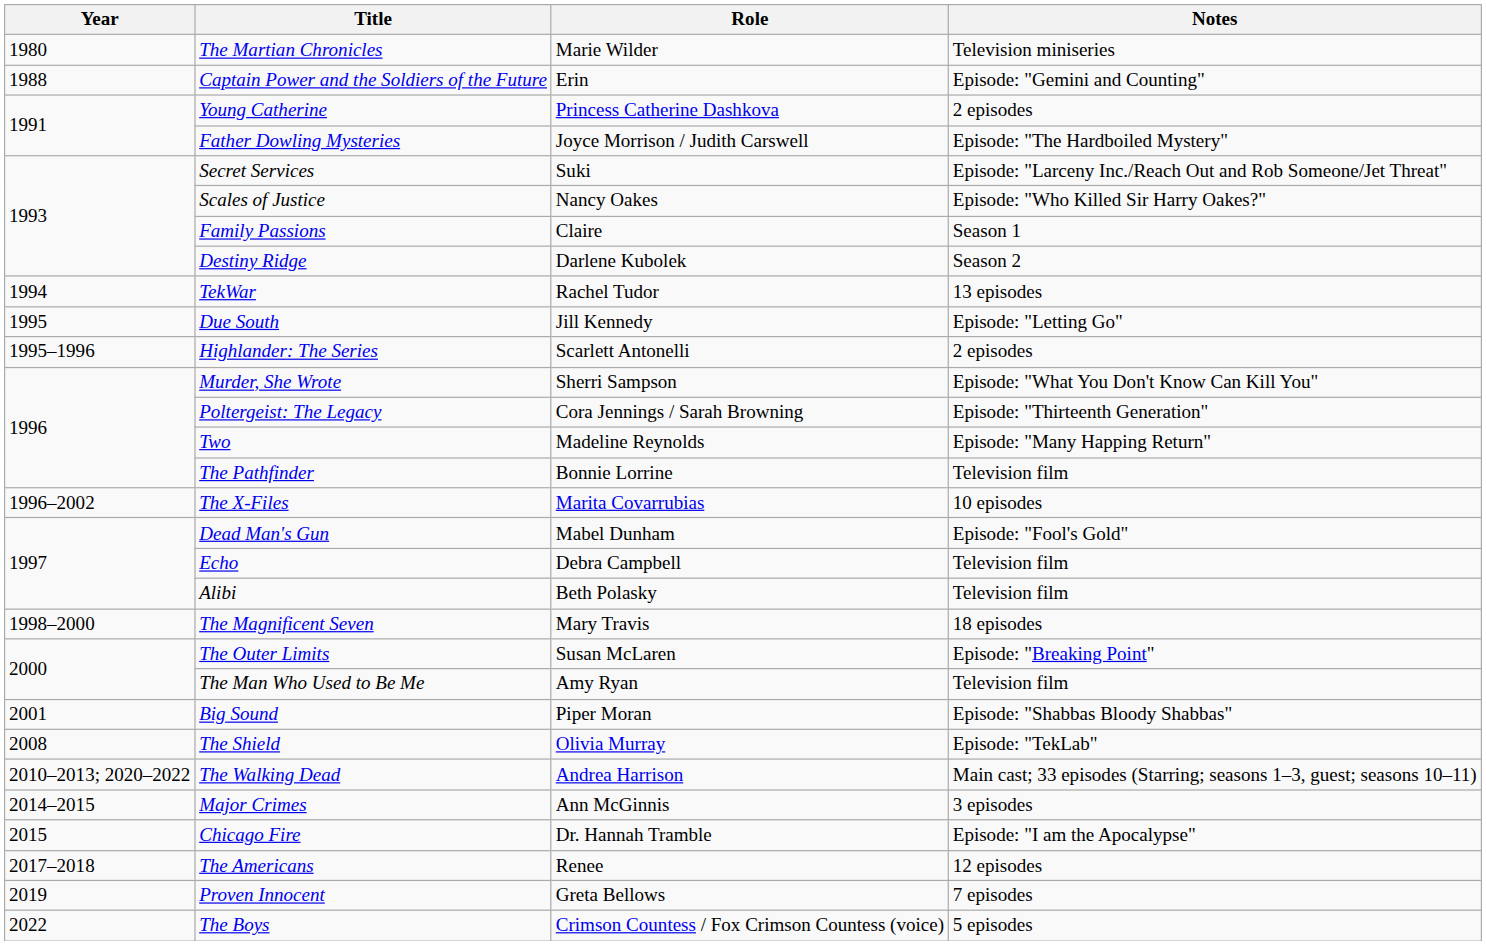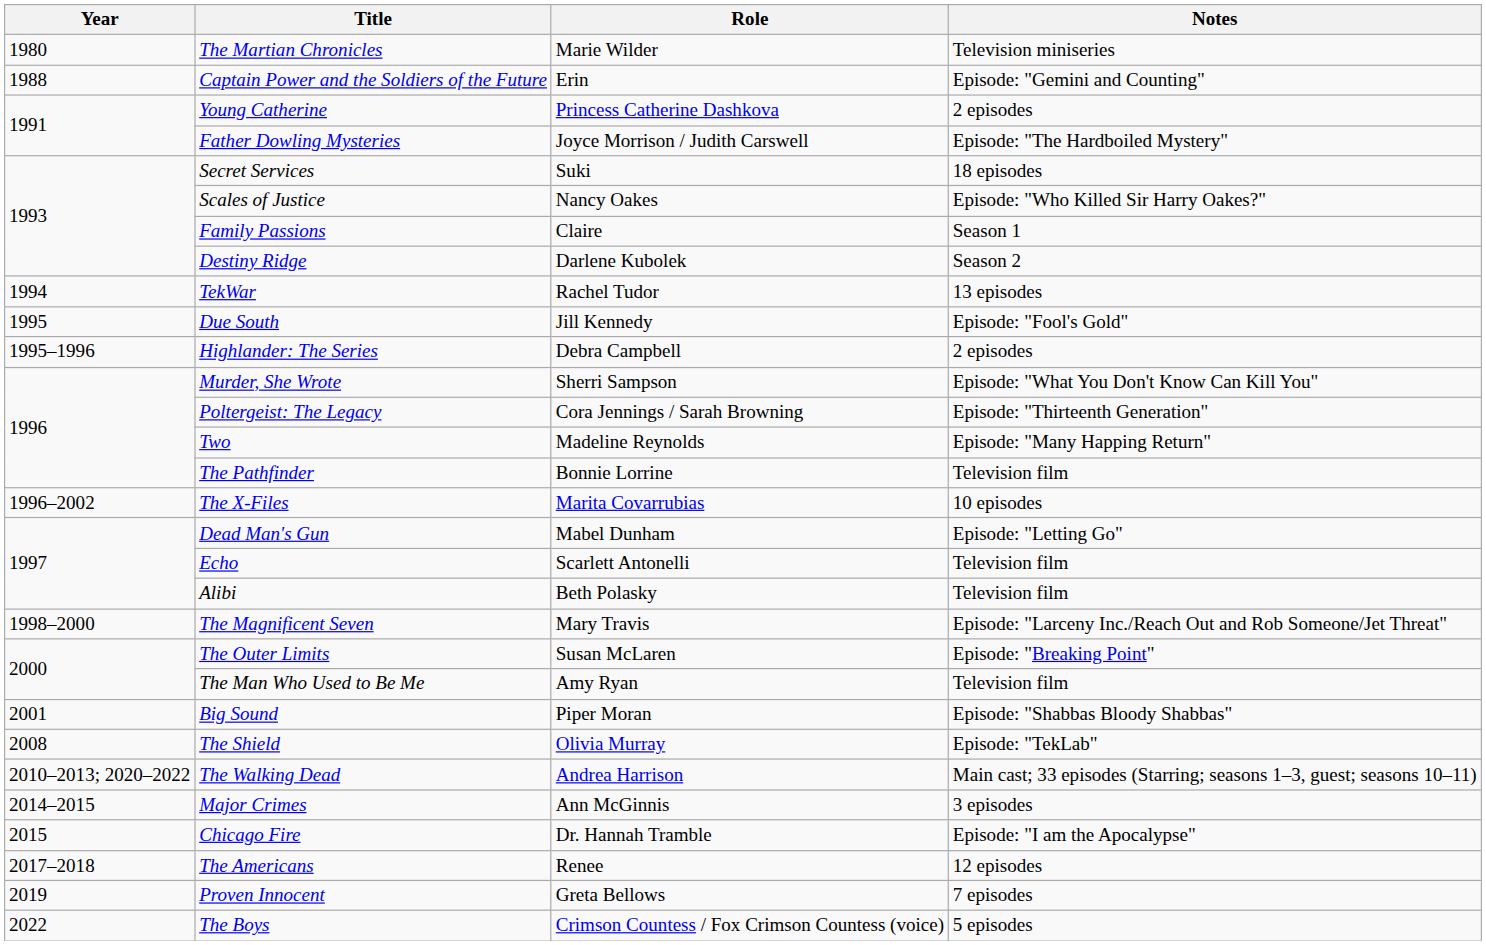(1200, 170) Episode: "Larceny Inc./Reach Out and Rob Someone/Jet Threat" -> (997, 170) 18 episodes
(1038, 321) Episode: "Letting Go" -> (1041, 321) Episode: "Fool's Gold"
(623, 351) Scarlett Antonelli -> (618, 351) Debra Campbell
(1041, 532) Episode: "Fool's Gold" -> (1038, 532) Episode: "Letting Go"
(618, 563) Debra Campbell -> (623, 563) Scarlett Antonelli
(997, 623) 18 episodes -> (1200, 623) Episode: "Larceny Inc./Reach Out and Rob Someone/Jet Threat"
